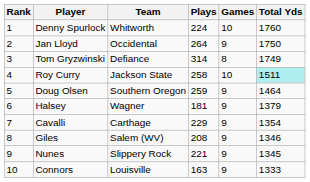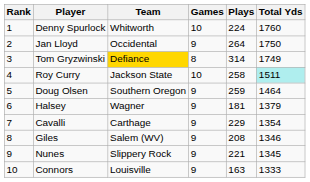columns swapped: (238, 12) <-> (204, 12)
(130, 59) no background -> (130, 59) gold background
